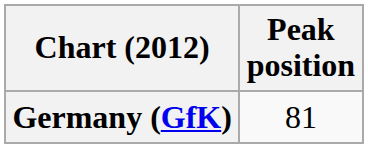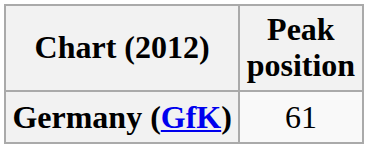(301, 116) 81 -> (301, 116) 61
